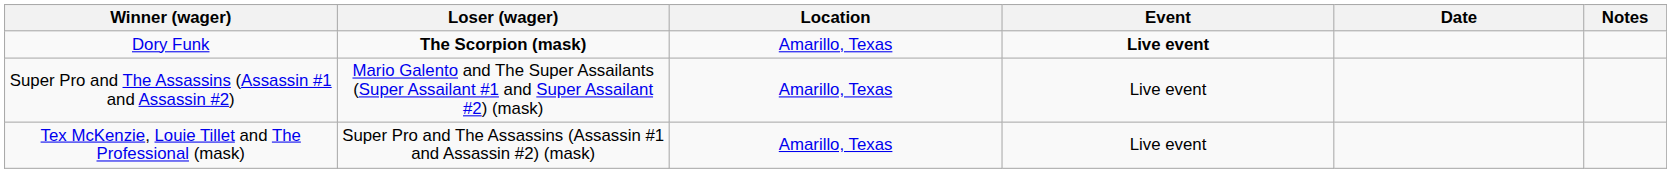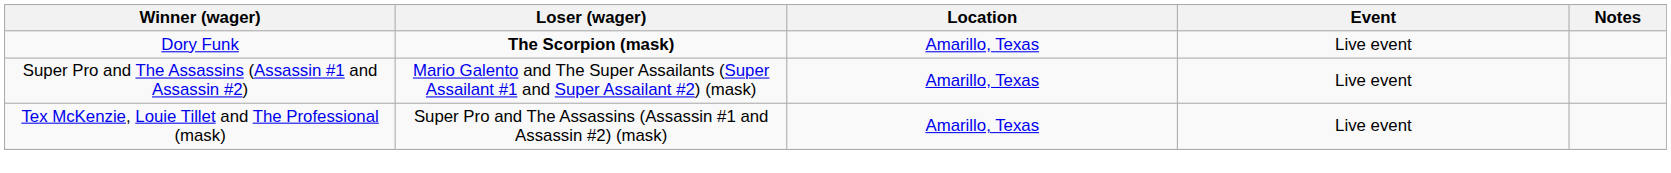- column: (1459, 17)
(1168, 44) bold -> (1373, 44) normal
